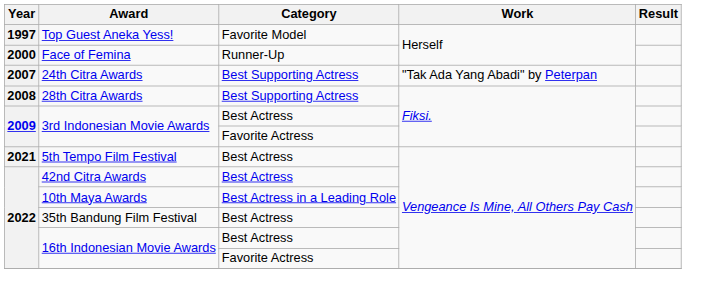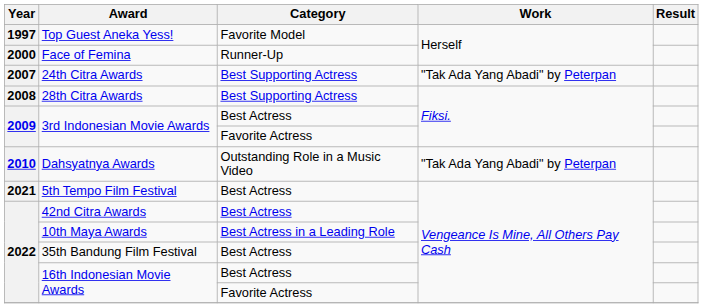+ row: (98, 163)
